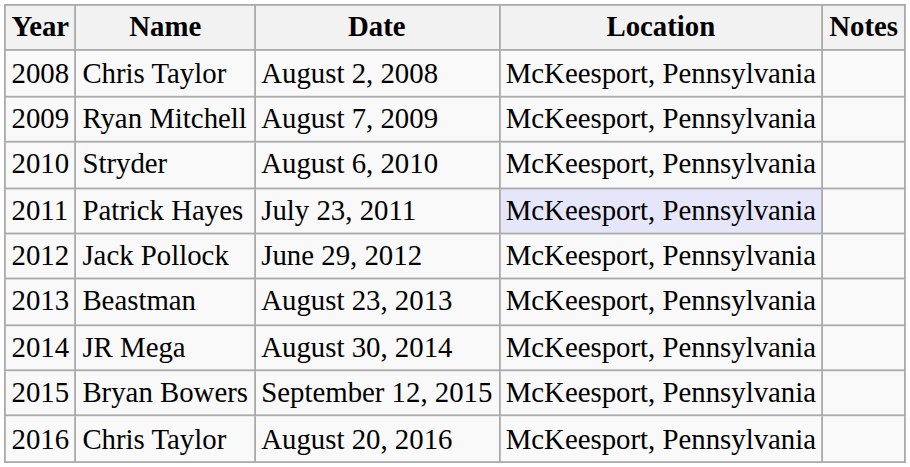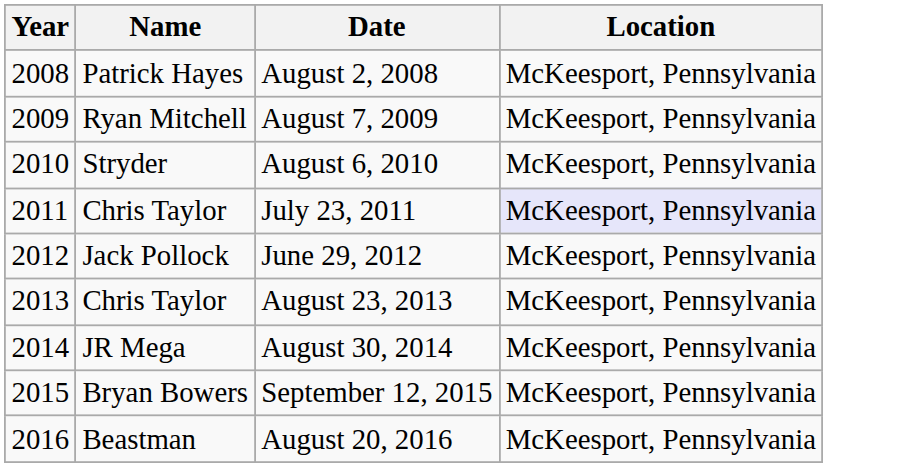- column: (864, 27)
(154, 73) Chris Taylor -> (163, 73) Patrick Hayes
(163, 210) Patrick Hayes -> (154, 210) Chris Taylor
(139, 301) Beastman -> (154, 301) Chris Taylor
(154, 438) Chris Taylor -> (139, 438) Beastman
